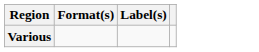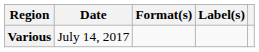+ column: (93, 15)
